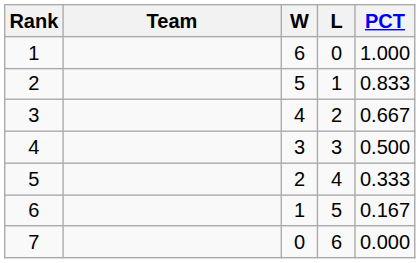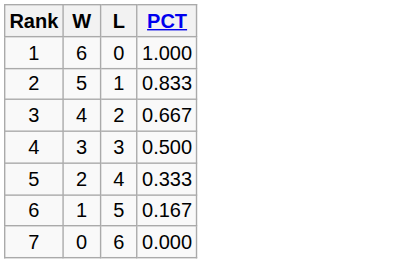- column: (172, 21)
